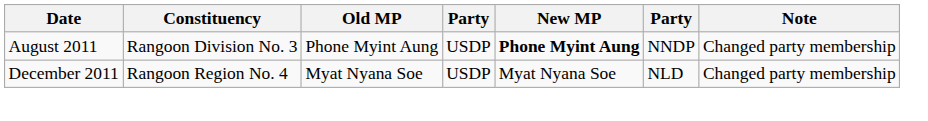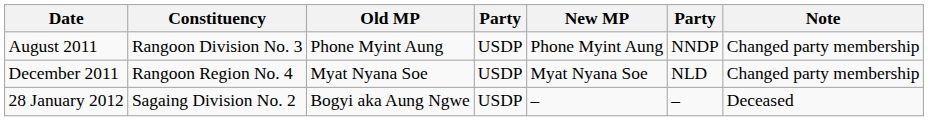(569, 45) bold -> (597, 45) normal
+ row: (66, 101)
